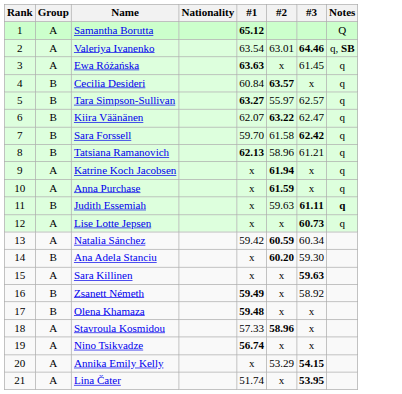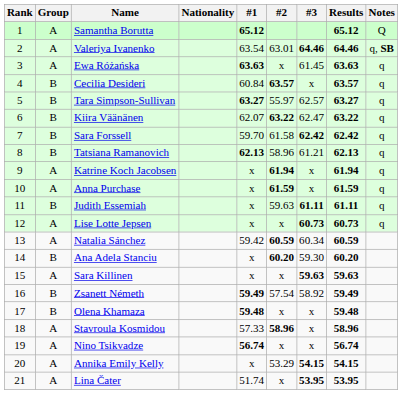+ column: (346, 13)
(342, 205) bold -> (382, 205) normal
(282, 293) x -> (282, 293) 57.54
